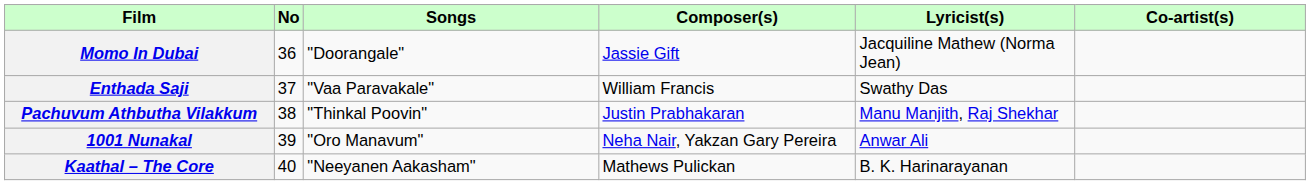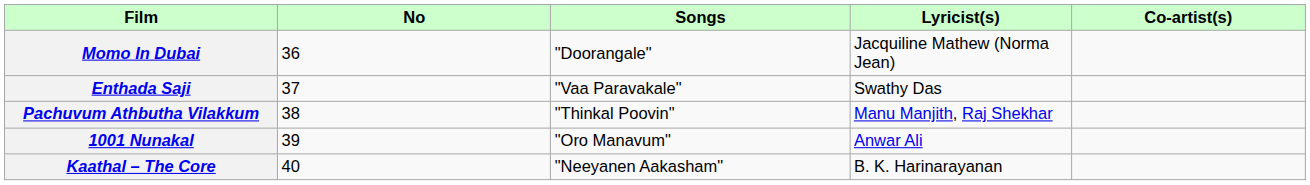- column: (727, 17)
